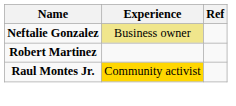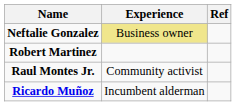(152, 71) gold background -> (154, 71) no background
+ row: (53, 91)
